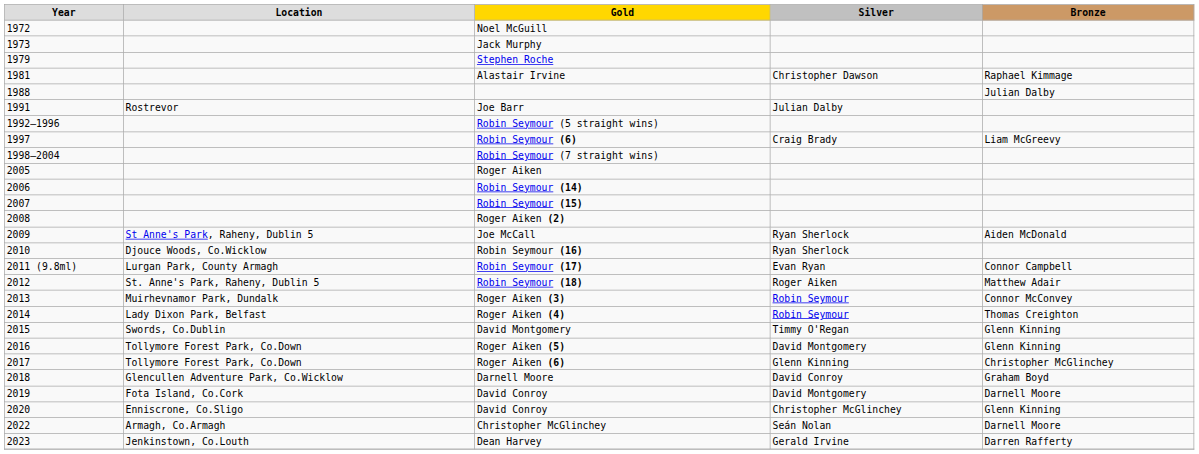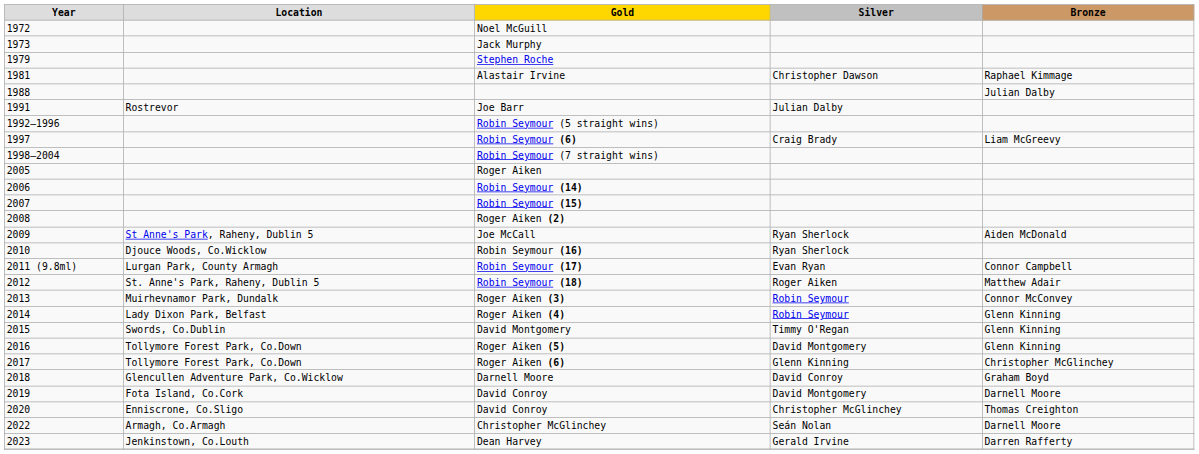(1031, 314) Thomas Creighton -> (1023, 314) Glenn Kinning
(1023, 410) Glenn Kinning -> (1031, 410) Thomas Creighton
